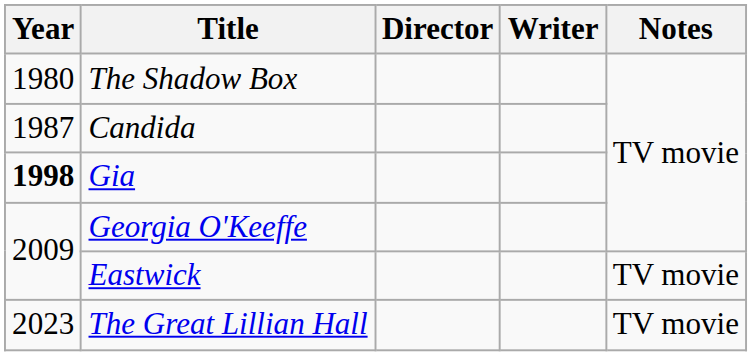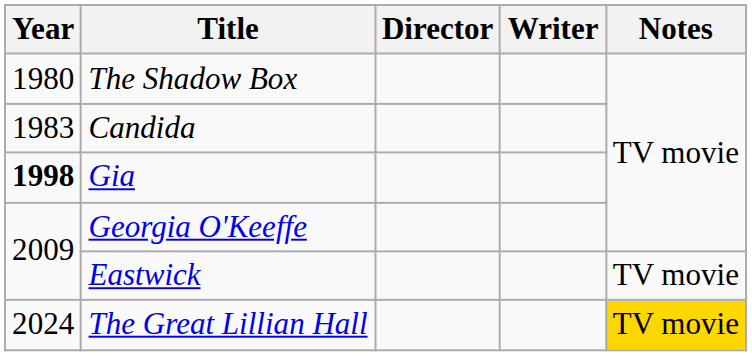(43, 127) 1987 -> (43, 127) 1983
(43, 324) 2023 -> (43, 324) 2024
(676, 324) no background -> (676, 324) gold background
